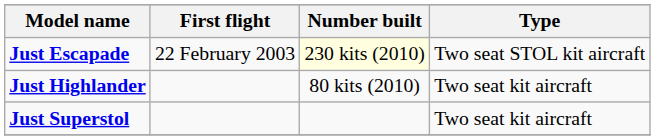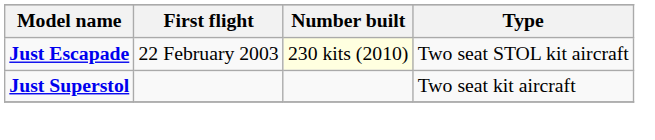- row: (78, 86)
